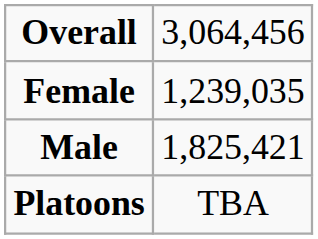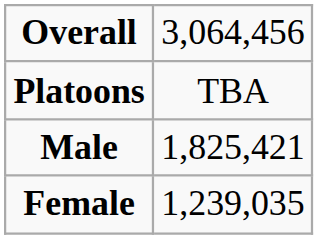rows swapped: (79, 203) <-> (79, 89)
